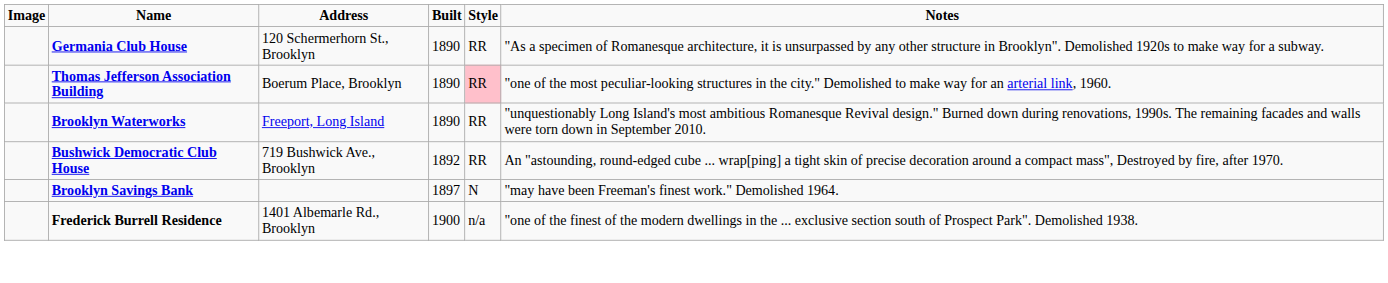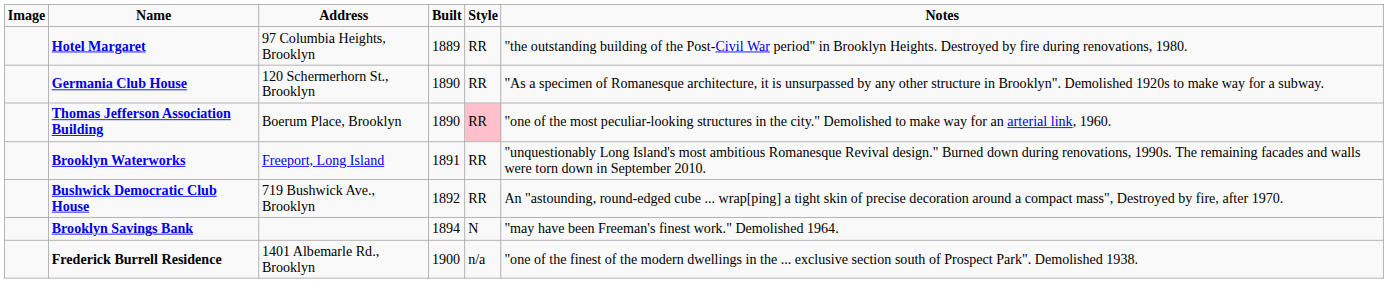+ row: (99, 45)
(446, 122) 1890 -> (446, 160) 1891
(446, 190) 1897 -> (446, 228) 1894
